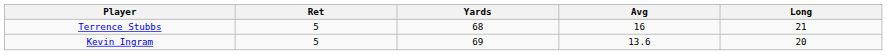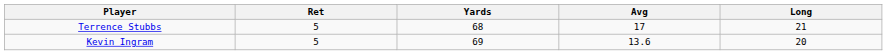(639, 27) 16 -> (639, 27) 17
